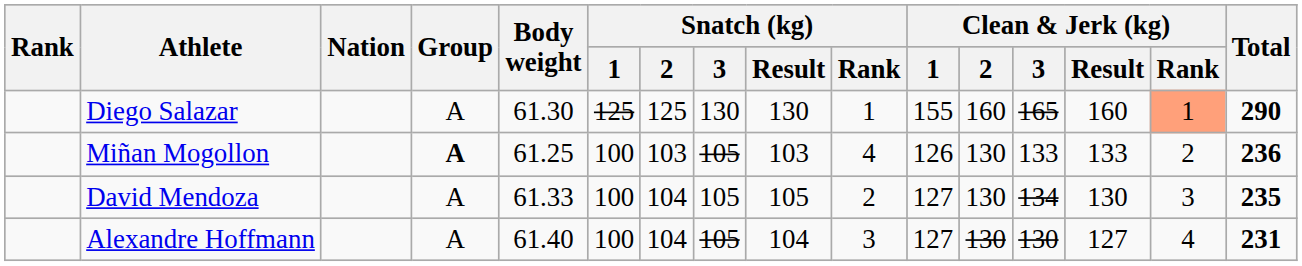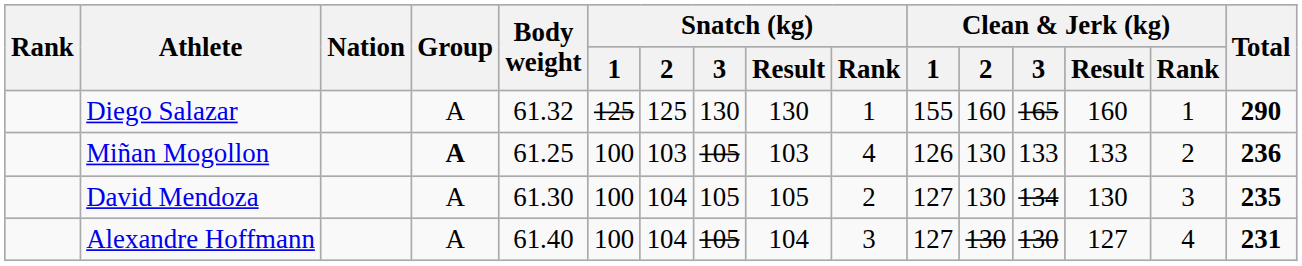(543, 111) 61.30 -> (543, 111) 61.32
(1188, 111) lightsalmon background -> (1188, 111) no background
(543, 196) 61.33 -> (543, 196) 61.30
